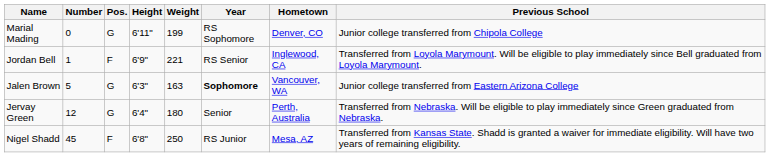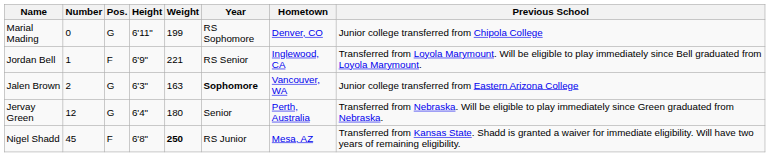(68, 86) 5 -> (68, 86) 2
(175, 139) normal -> (175, 139) bold
